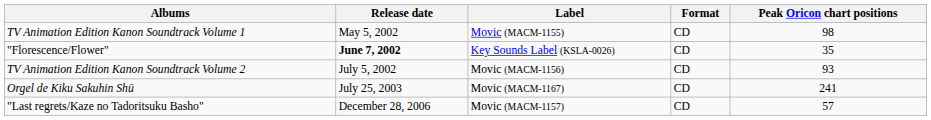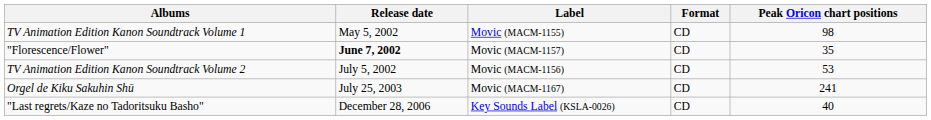(543, 50) Key Sounds Label (KSLA-0026) -> (517, 50) Movic (MACM-1157)
(828, 69) 93 -> (828, 69) 53
(517, 106) Movic (MACM-1157) -> (543, 106) Key Sounds Label (KSLA-0026)
(828, 106) 57 -> (828, 106) 40
